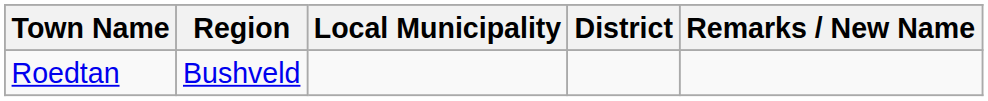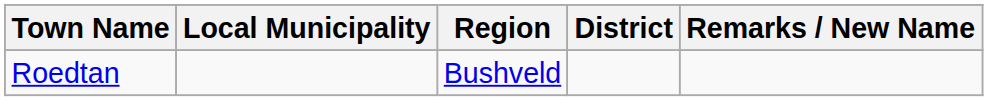columns swapped: (242, 28) <-> (437, 28)
